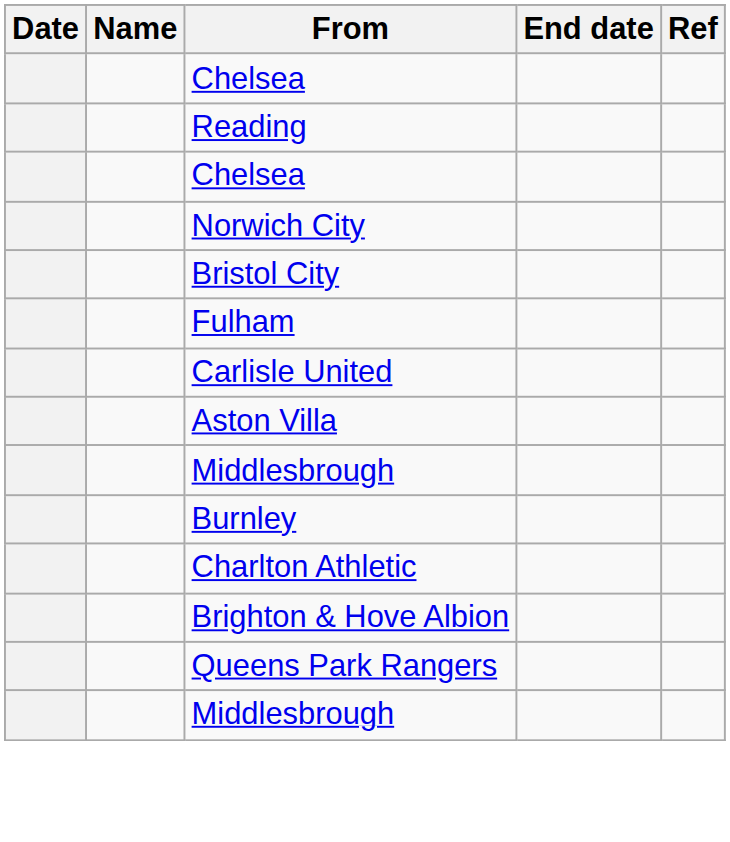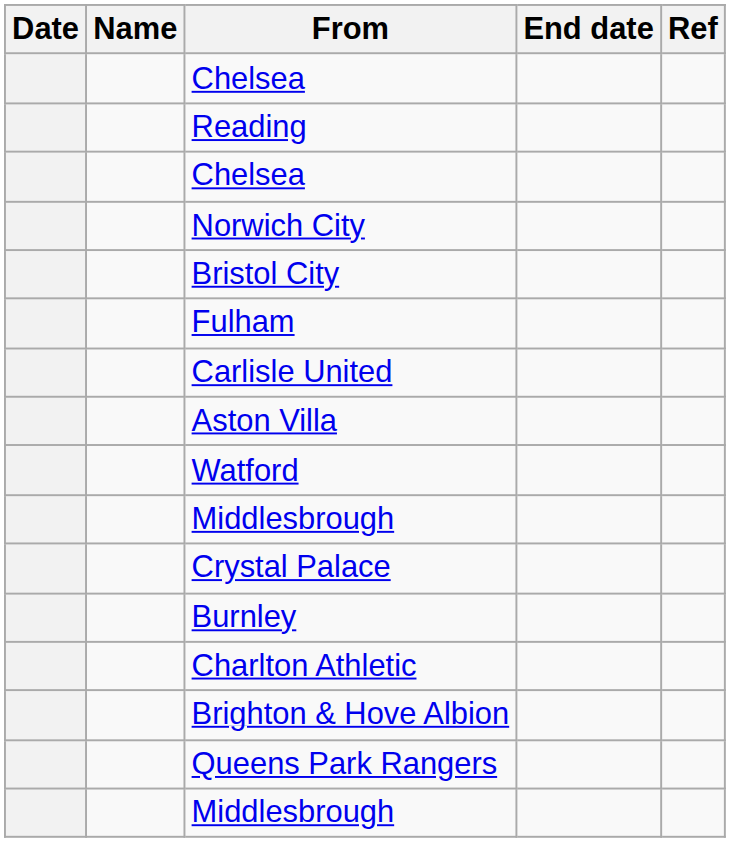+ row: (46, 470)
+ row: (46, 568)
